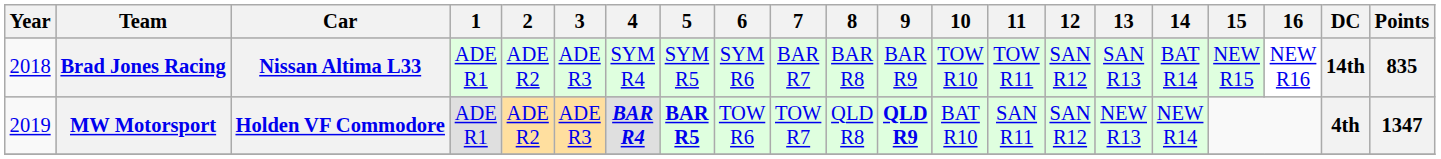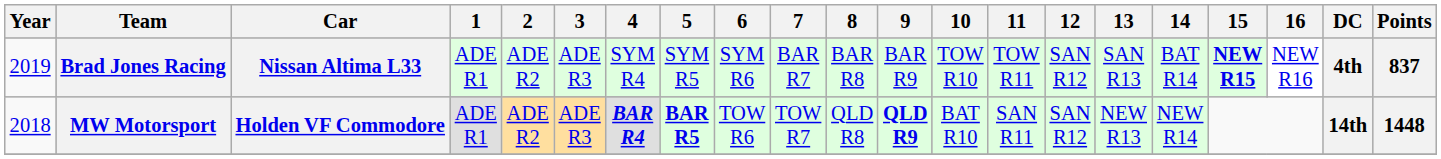(30, 66) 2018 -> (30, 66) 2019
(1237, 66) normal -> (1238, 66) bold
(1345, 66) 14th -> (1348, 66) 4th
(1402, 66) 835 -> (1404, 66) 837
(30, 125) 2019 -> (30, 125) 2018
(1345, 125) 4th -> (1348, 125) 14th
(1402, 125) 1347 -> (1404, 125) 1448
